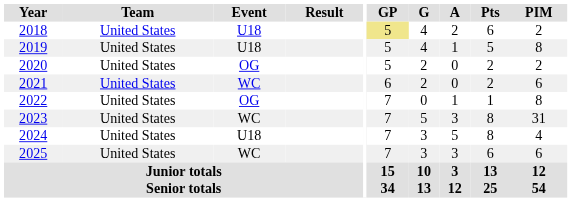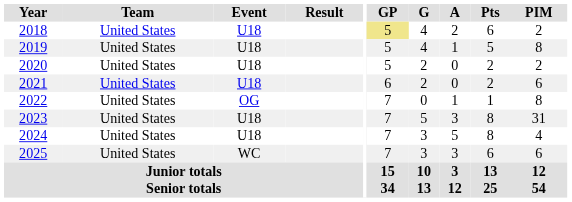(249, 65) OG -> (249, 65) U18
(249, 83) WC -> (249, 83) U18
(249, 118) WC -> (249, 118) U18
